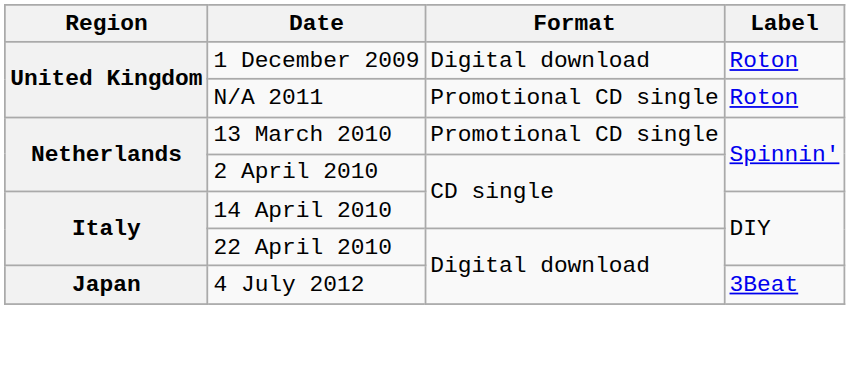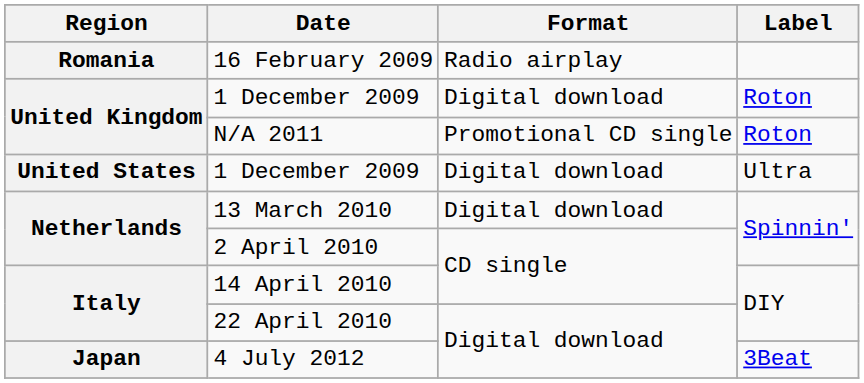+ row: (106, 61)
+ row: (106, 173)
(574, 135) Promotional CD single -> (554, 210) Digital download
